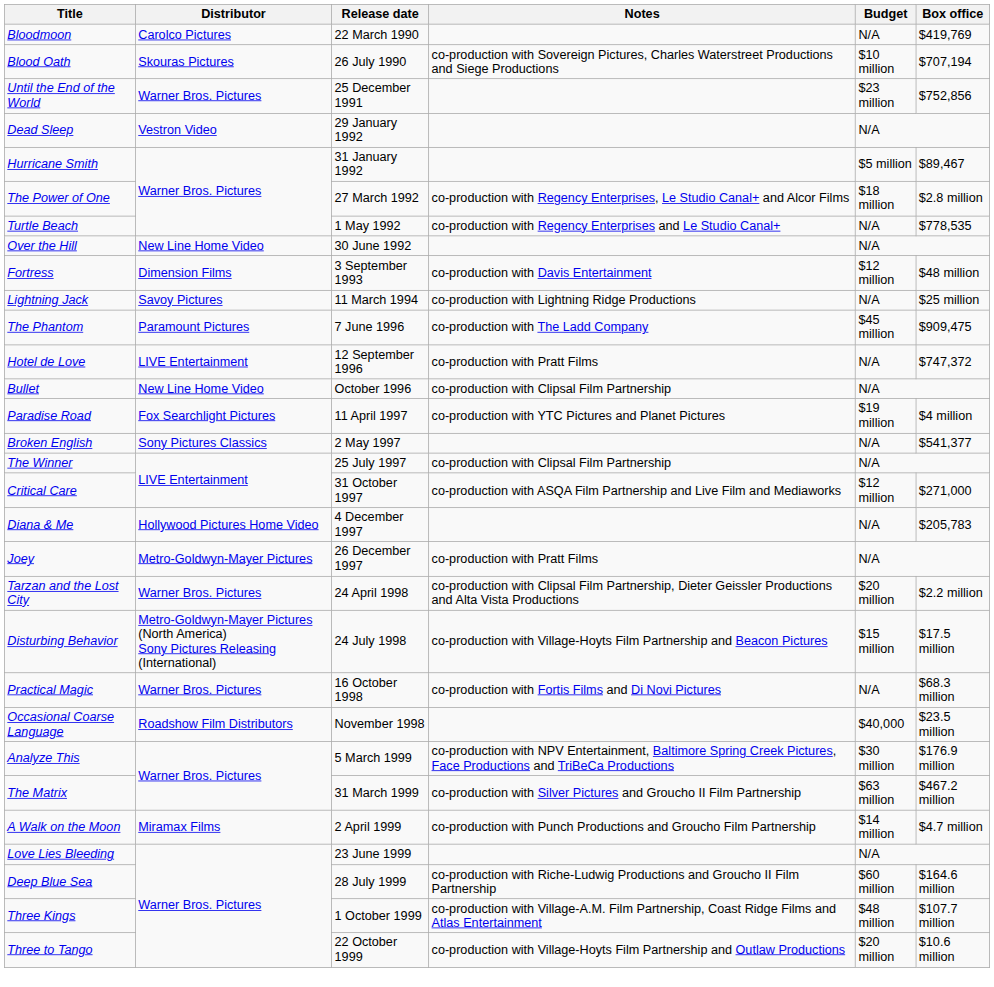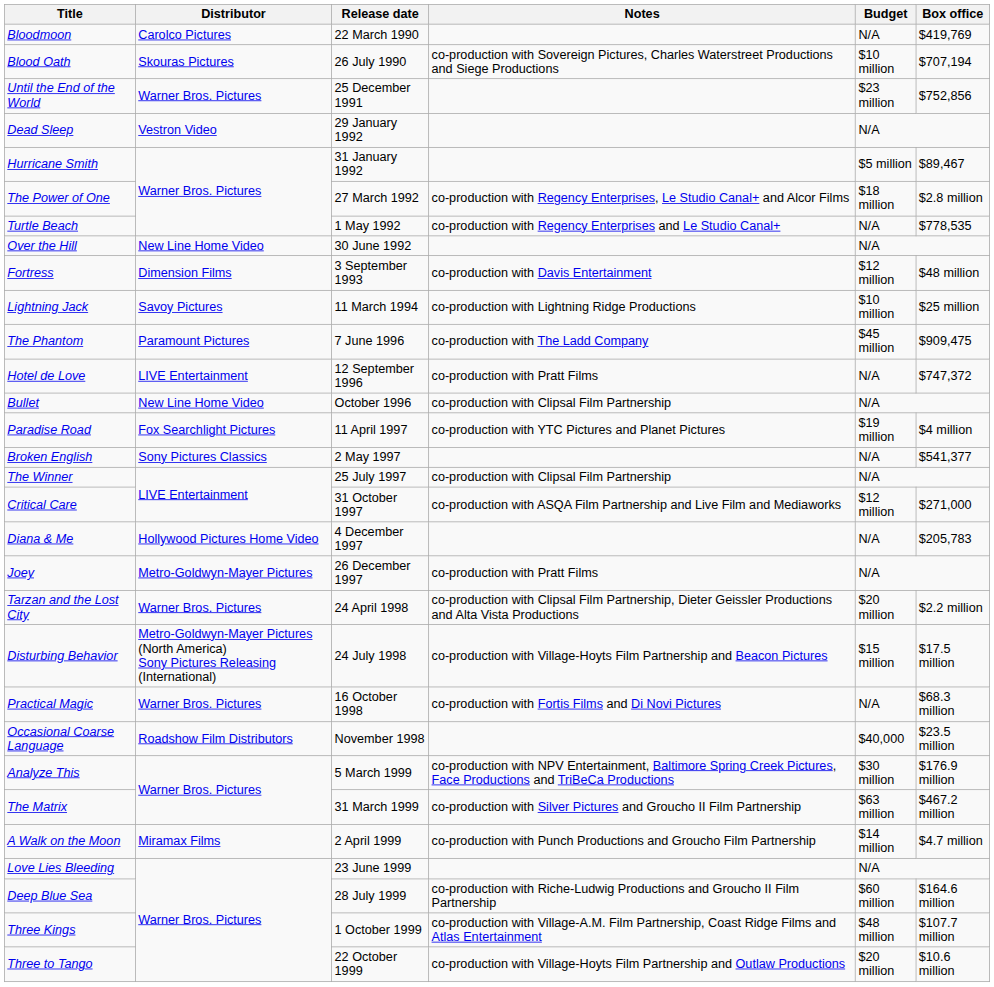(869, 300) N/A -> (876, 307) $10 million
